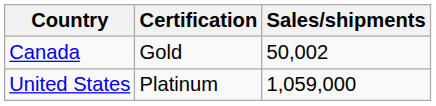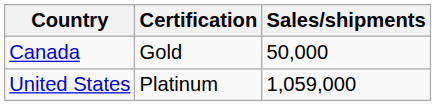(297, 52) 50,002 -> (297, 52) 50,000
